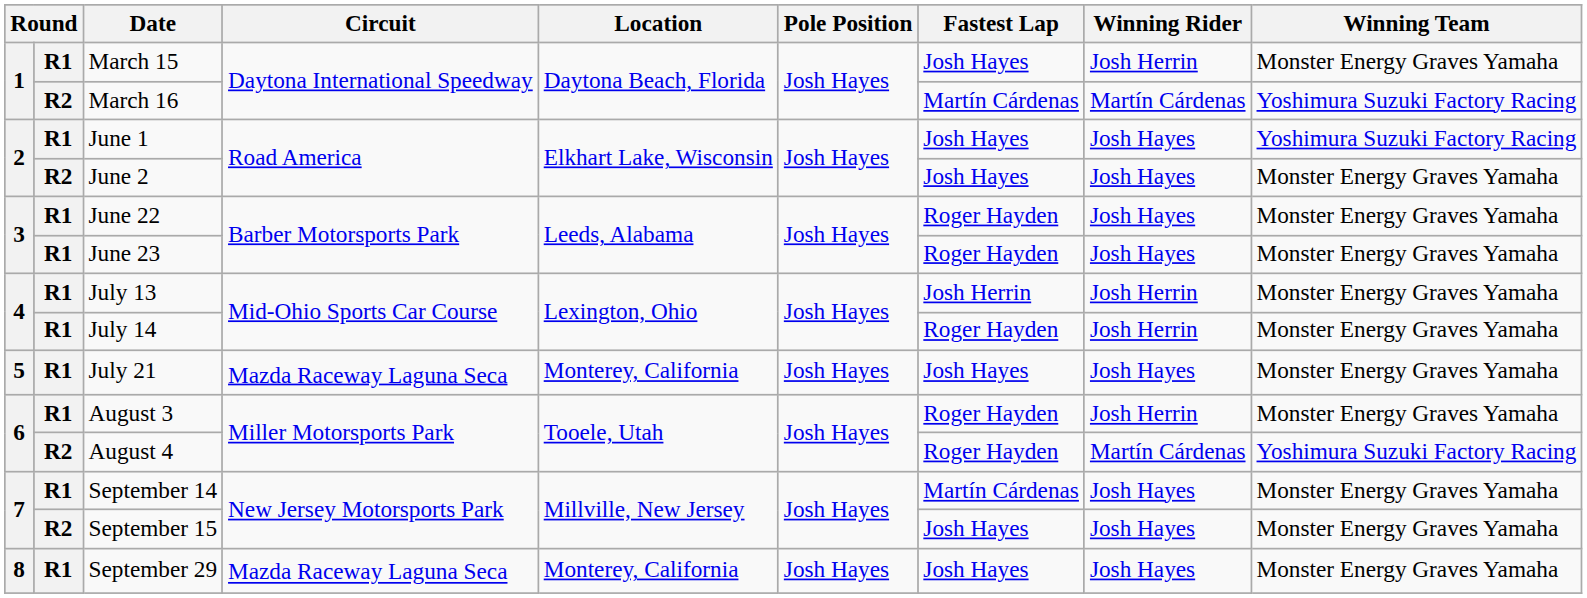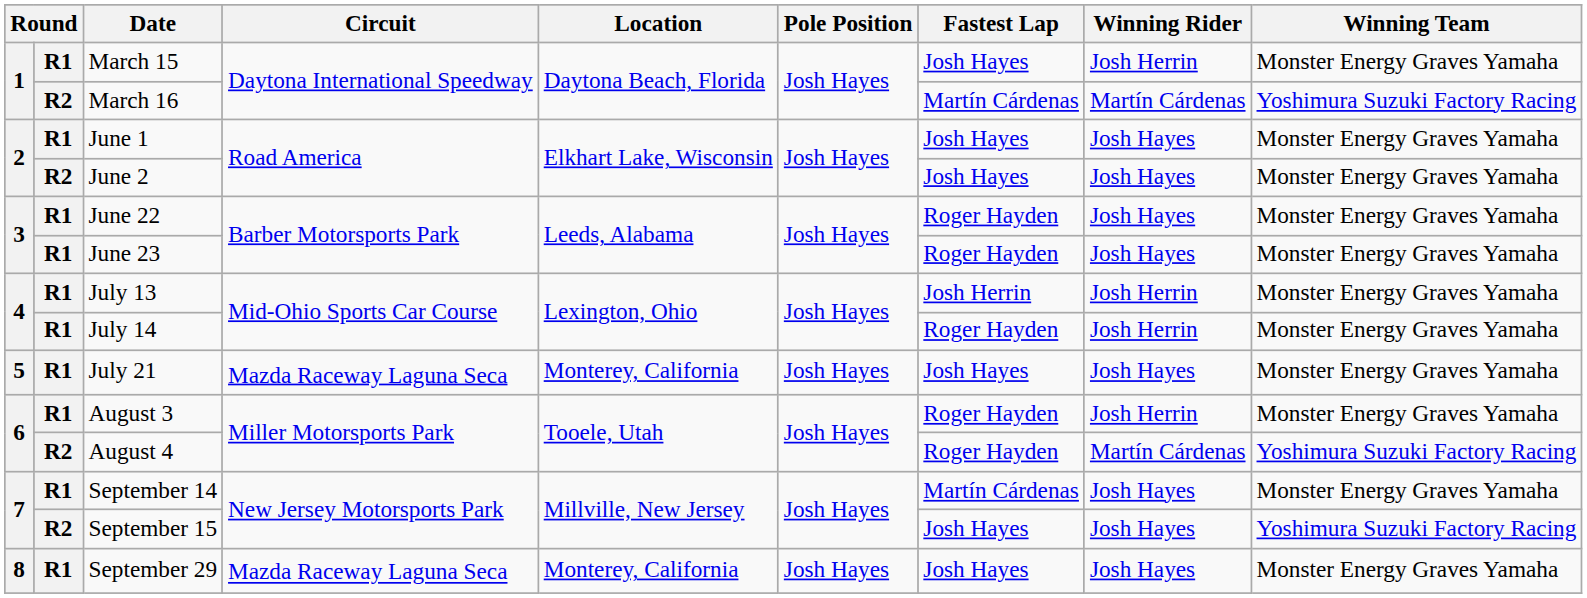(1416, 138) Yoshimura Suzuki Factory Racing -> (1407, 138) Monster Energy Graves Yamaha
(1407, 528) Monster Energy Graves Yamaha -> (1416, 528) Yoshimura Suzuki Factory Racing
